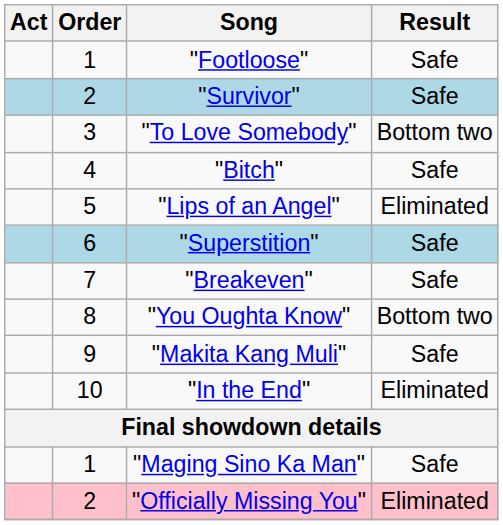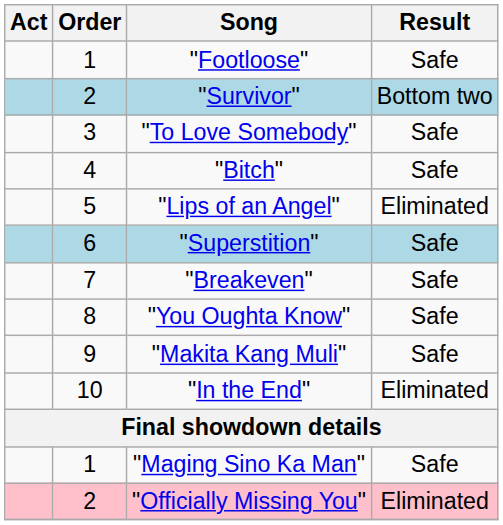(435, 96) Safe -> (435, 96) Bottom two
(435, 133) Bottom two -> (435, 133) Safe
(435, 317) Bottom two -> (435, 317) Safe
